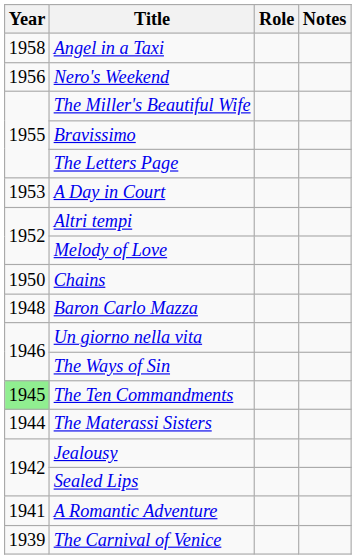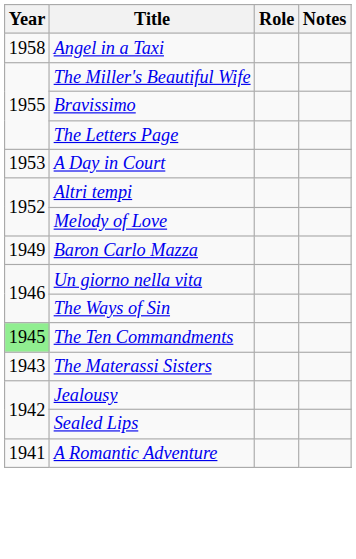- row: (111, 76)
- row: (80, 279)
(27, 308) 1948 -> (27, 250) 1949
(27, 423) 1944 -> (27, 366) 1943
- row: (138, 539)
